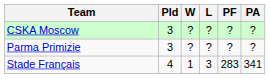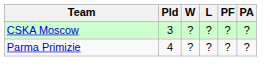(170, 47) 3 -> (170, 47) 4
- row: (43, 64)
